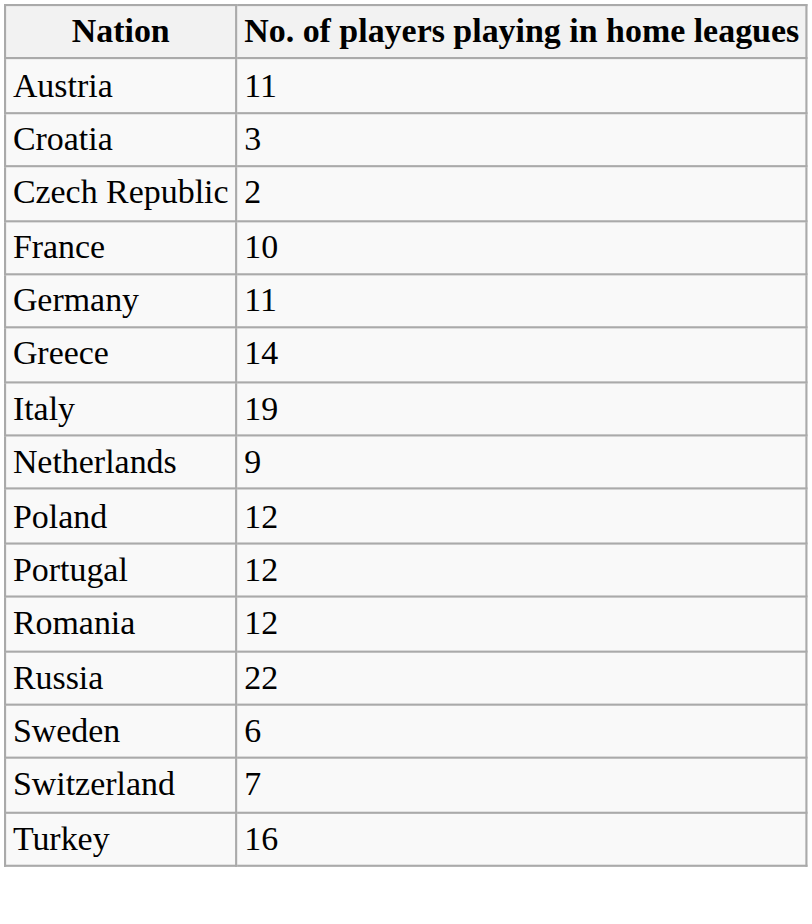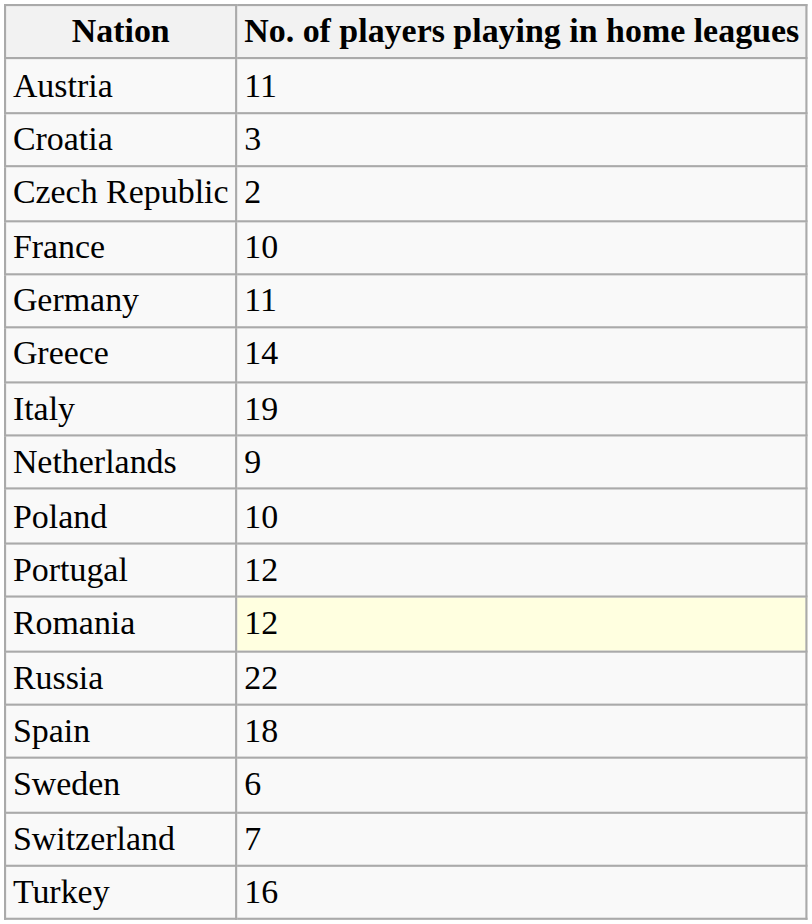(261, 515) 12 -> (261, 515) 10
(261, 623) no background -> (261, 623) lightyellow background
+ row: (52, 730)
